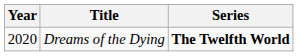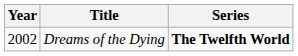(22, 39) 2020 -> (22, 39) 2002
